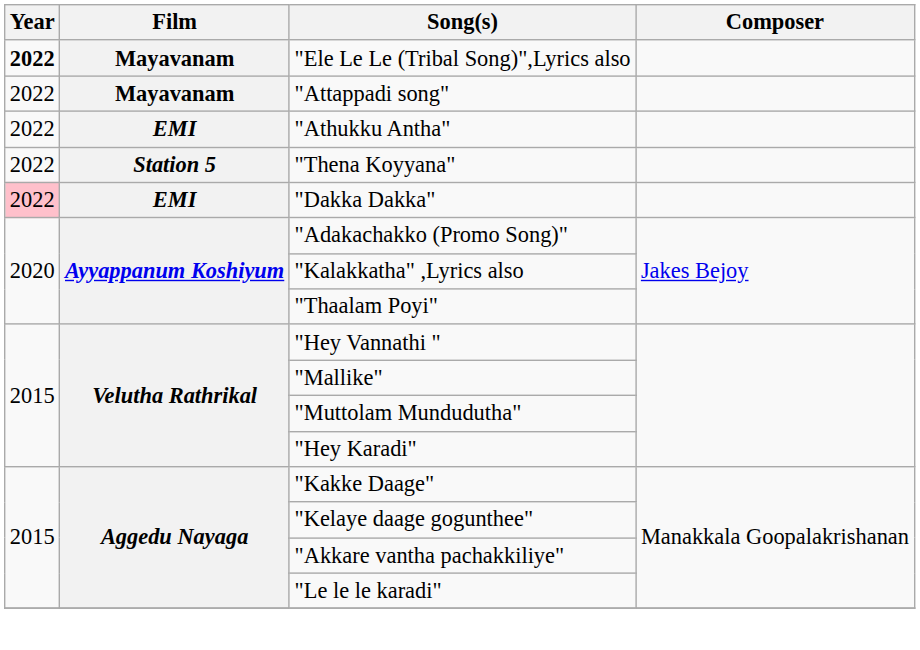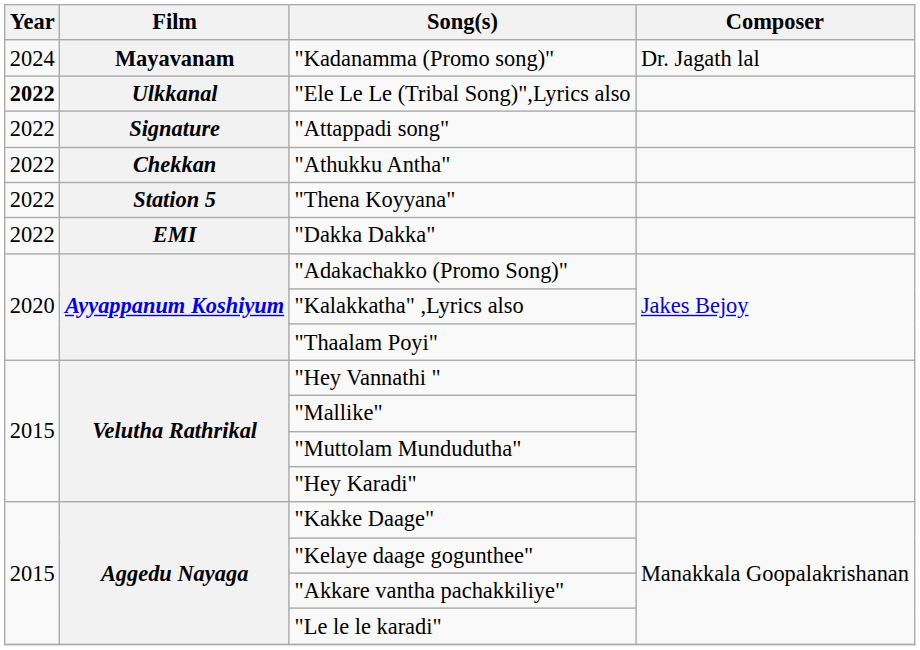+ row: (424, 57)
(175, 57) Mayavanam -> (175, 93) Ulkkanal
(175, 93) Mayavanam -> (175, 128) Signature
(175, 128) EMI -> (175, 164) Chekkan
(32, 199) pink background -> (32, 235) no background
